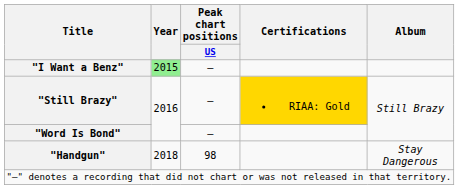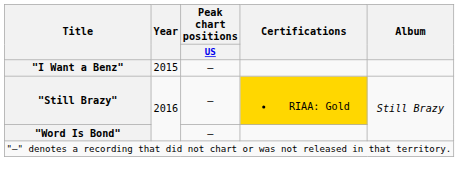(166, 68) lightgreen background -> (166, 68) no background
- row: (78, 155)
